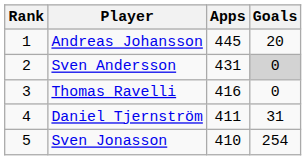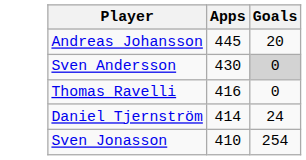- column: (26, 17)
(228, 67) 431 -> (228, 67) 430
(228, 117) 411 -> (228, 117) 414
(275, 117) 31 -> (275, 117) 24
